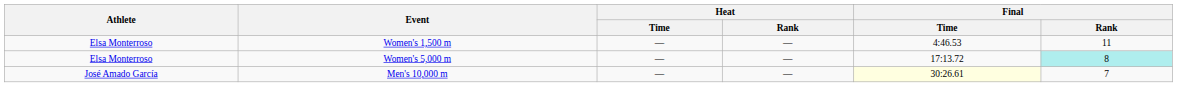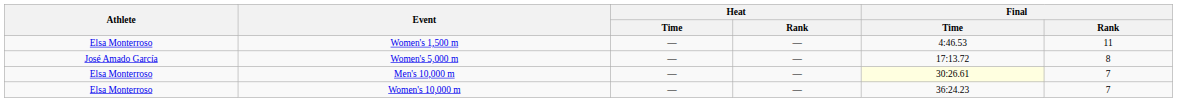(121, 59) Elsa Monterroso -> (121, 59) José Amado García
(1107, 59) paleturquoise background -> (1108, 59) no background
(121, 74) José Amado García -> (121, 74) Elsa Monterroso
+ row: (424, 90)
